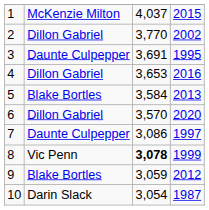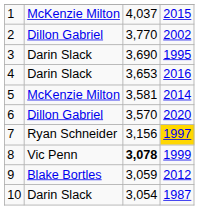(78, 54) Daunte Culpepper -> (60, 54) Darin Slack
(151, 54) 3,691 -> (142, 54) 3,690
(65, 74) Dillon Gabriel -> (60, 74) Darin Slack
(64, 94) Blake Bortles -> (74, 94) McKenzie Milton
(151, 94) 3,584 -> (142, 94) 3,581
(187, 94) 2013 -> (177, 94) 2014
(78, 134) Daunte Culpepper -> (72, 134) Ryan Schneider
(151, 134) 3,086 -> (142, 134) 3,156
(187, 134) no background -> (177, 134) gold background
